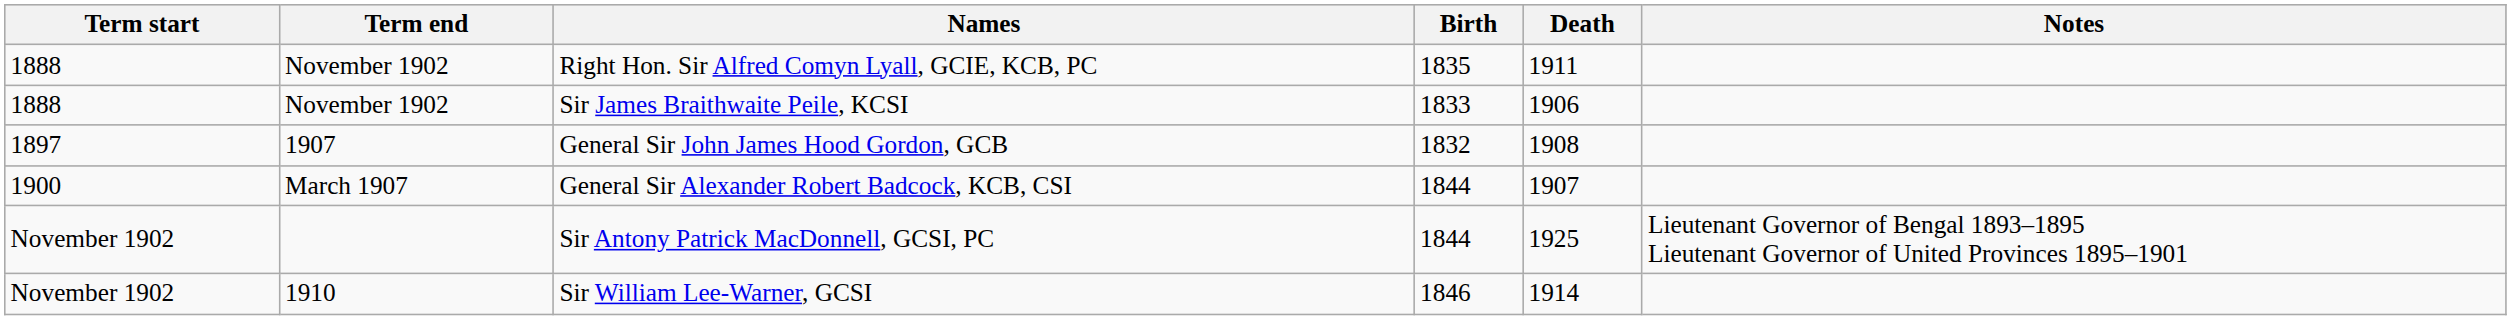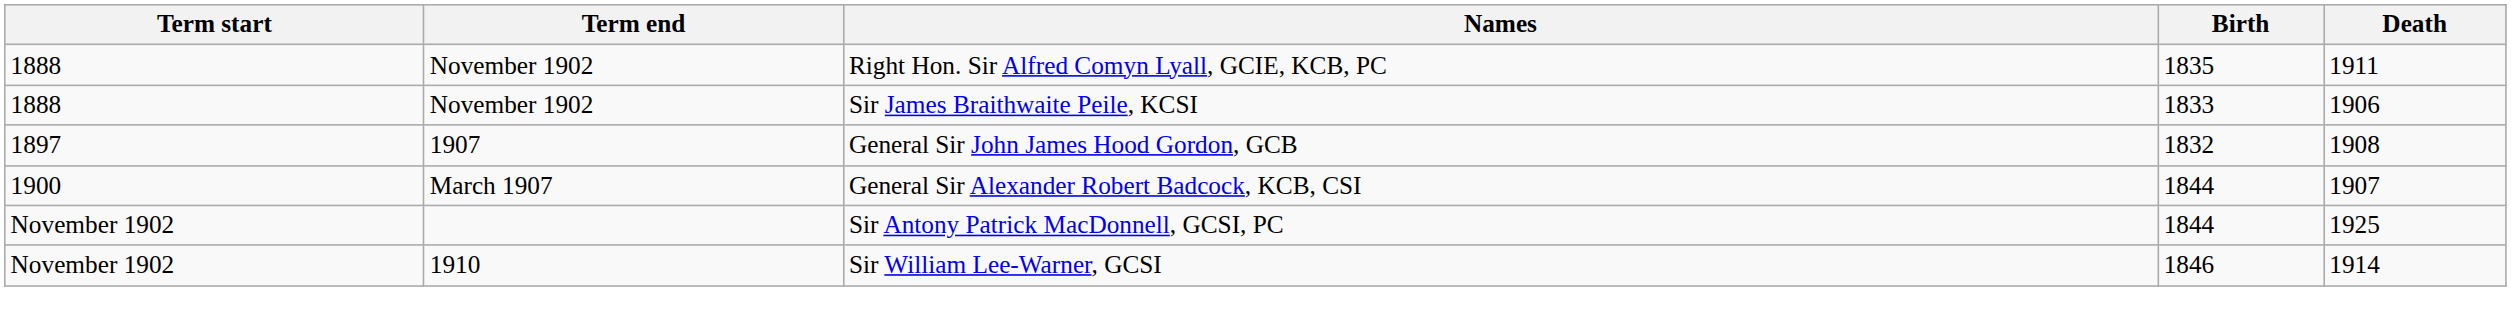- column: (2074, 24)
